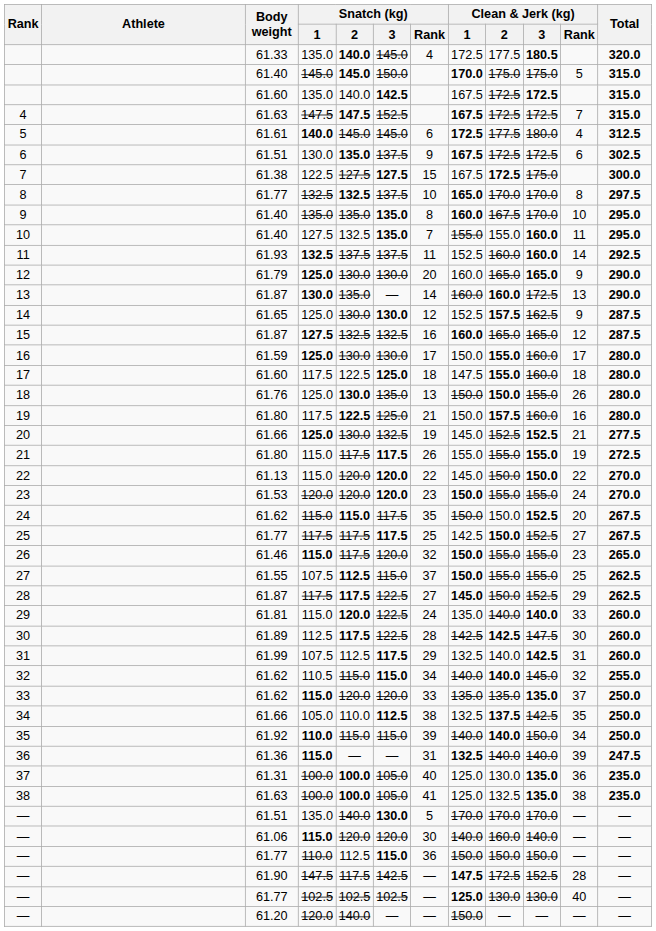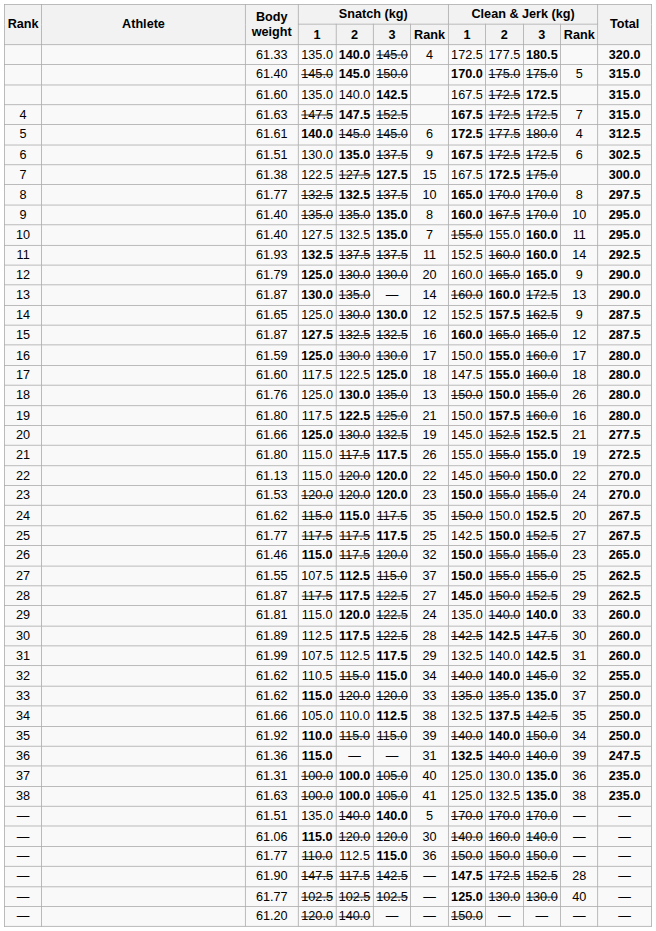(392, 816) 130.0 -> (392, 816) 140.0
